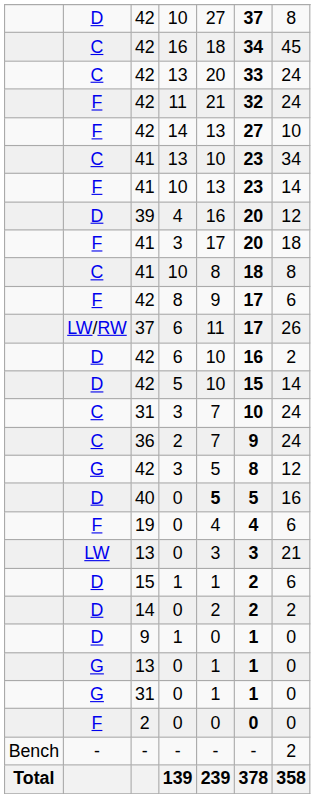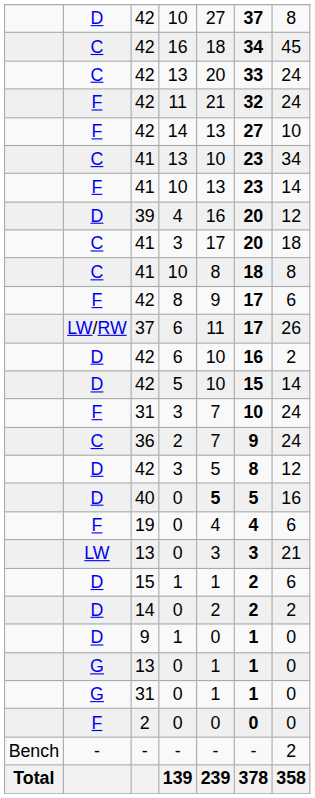(97, 243) F -> (97, 243) C
(97, 412) C -> (97, 412) F
(97, 469) G -> (97, 469) D
